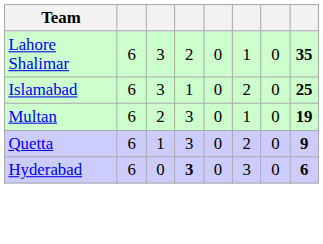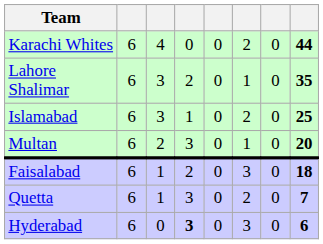+ row: (61, 44)
(304, 116) 19 -> (304, 143) 20
+ row: (44, 172)
(304, 143) 9 -> (304, 198) 7
